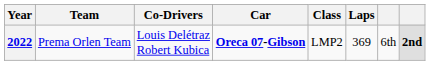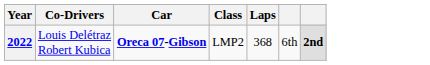- column: (84, 15)
(362, 42) 369 -> (263, 42) 368
